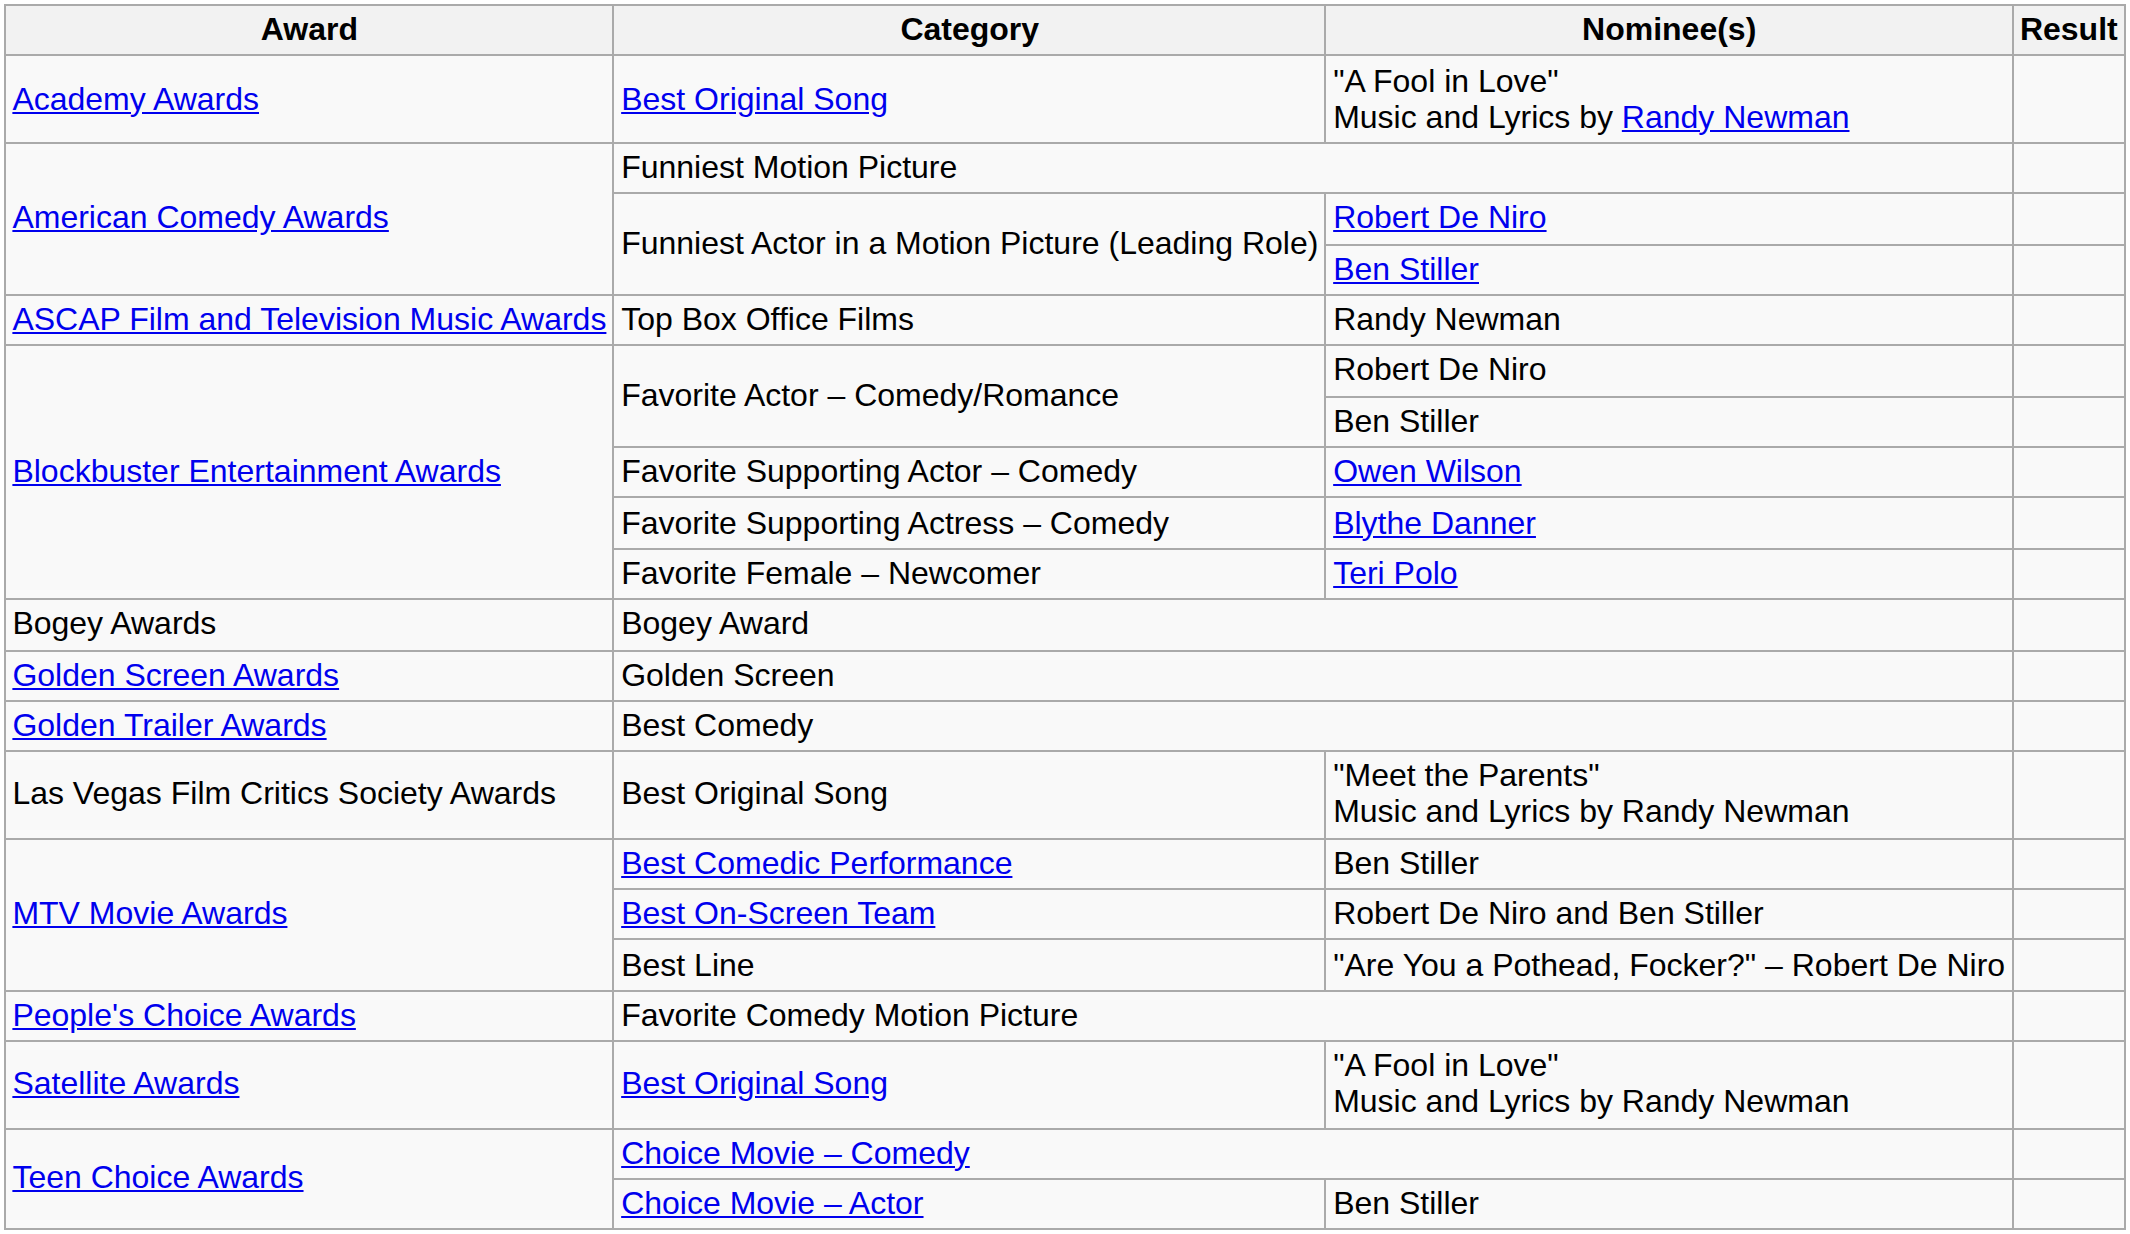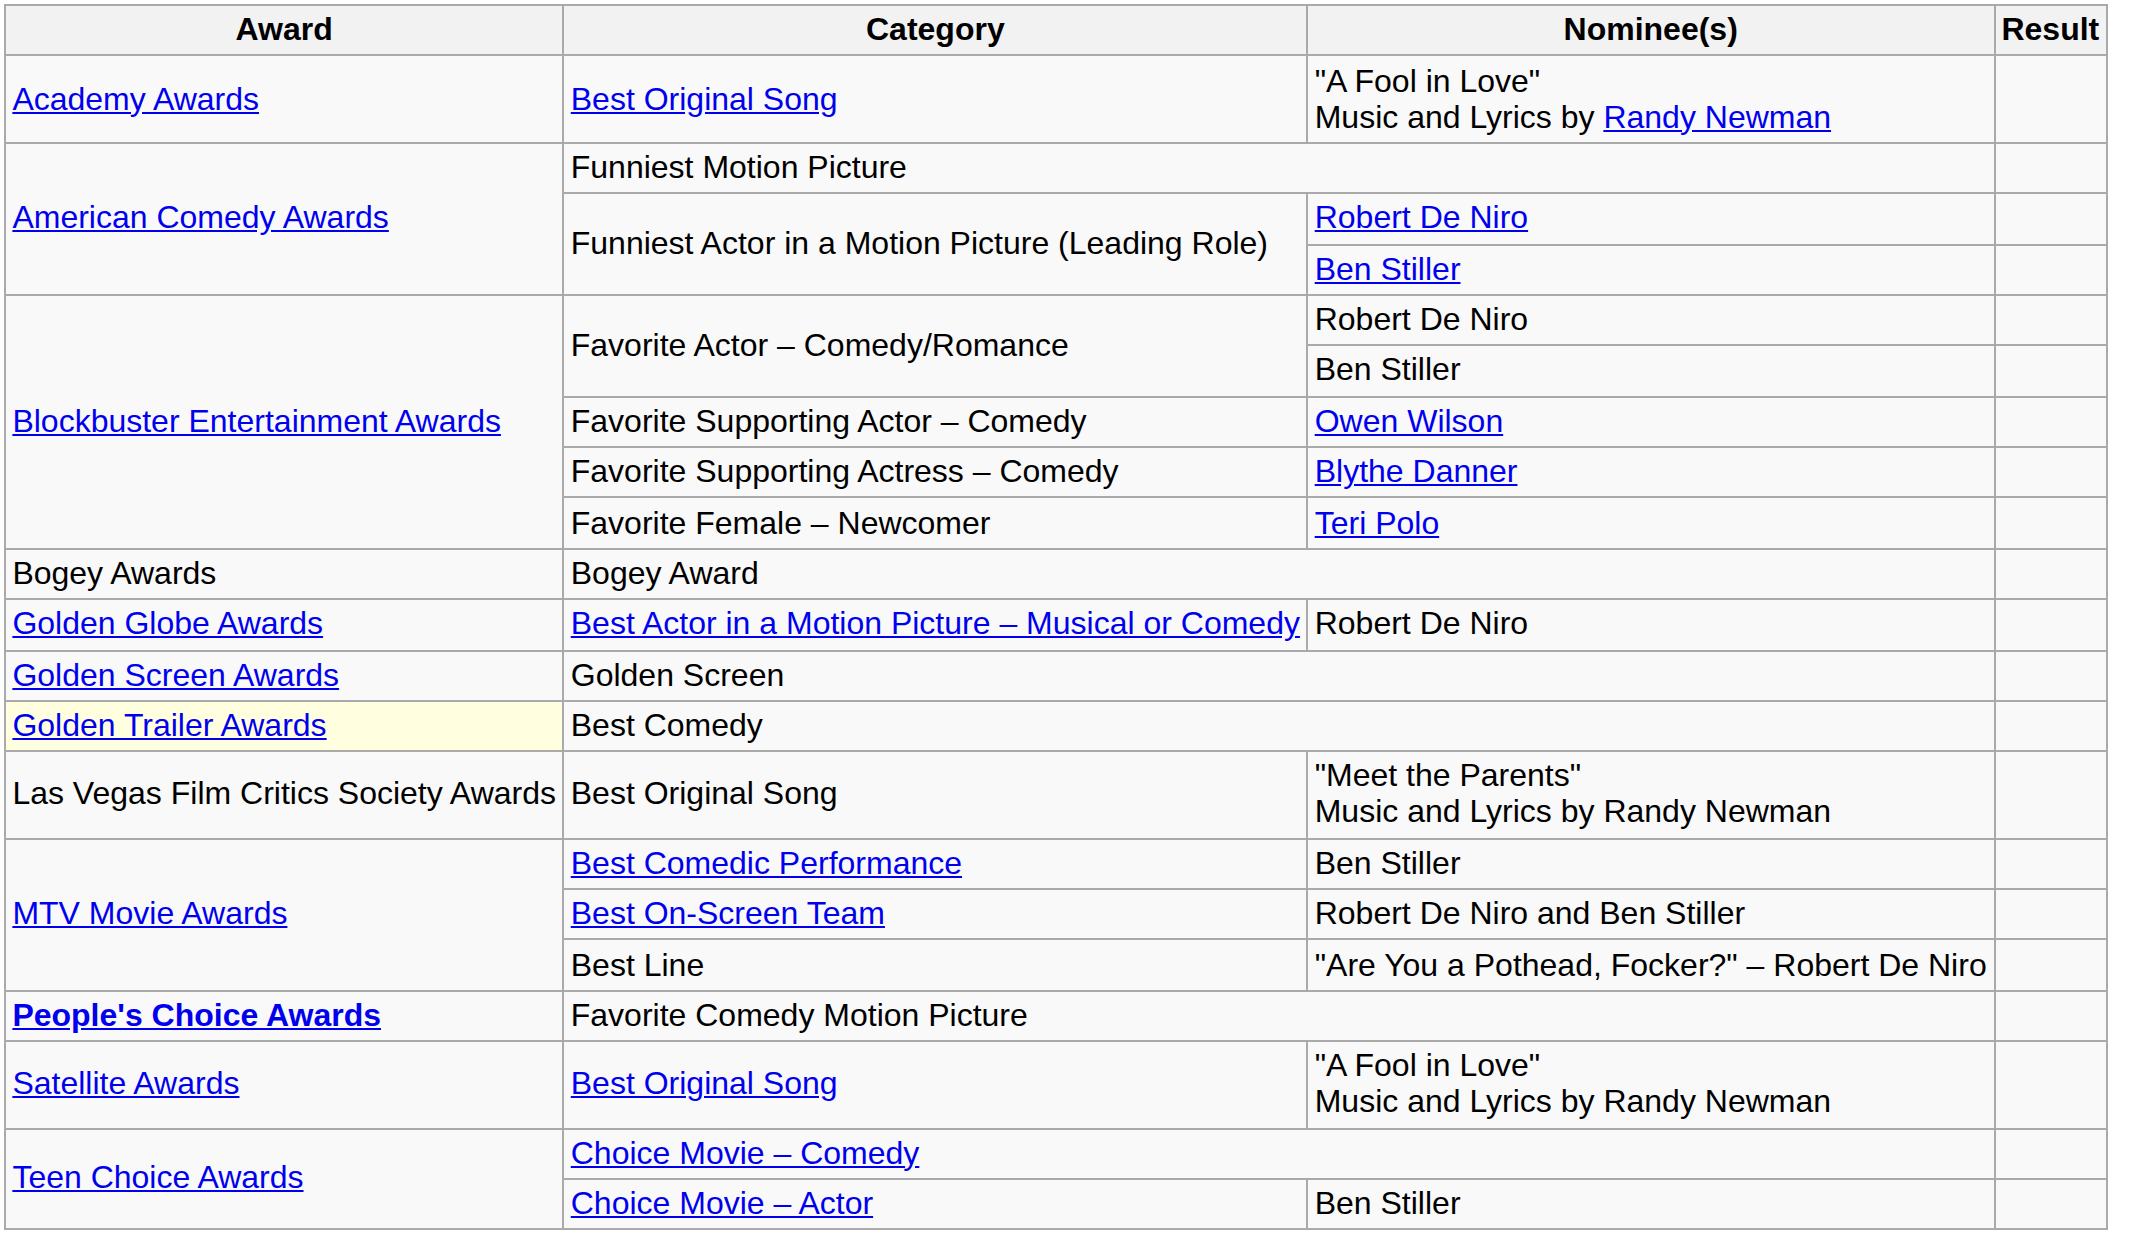- row: (768, 319)
+ row: (935, 624)
(170, 725) no background -> (170, 725) lightyellow background
(184, 1015) normal -> (197, 1015) bold
